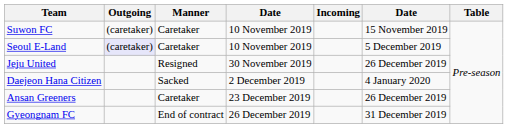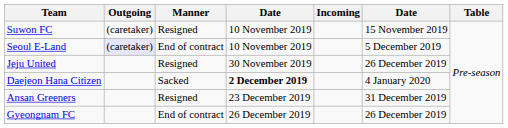(179, 30) Caretaker -> (178, 30) Resigned
(179, 47) Caretaker -> (191, 47) End of contract
(267, 81) normal -> (268, 81) bold
(179, 98) Caretaker -> (178, 98) Resigned
(406, 98) 26 December 2019 -> (406, 98) 31 December 2019
(406, 115) 31 December 2019 -> (406, 115) 26 December 2019
